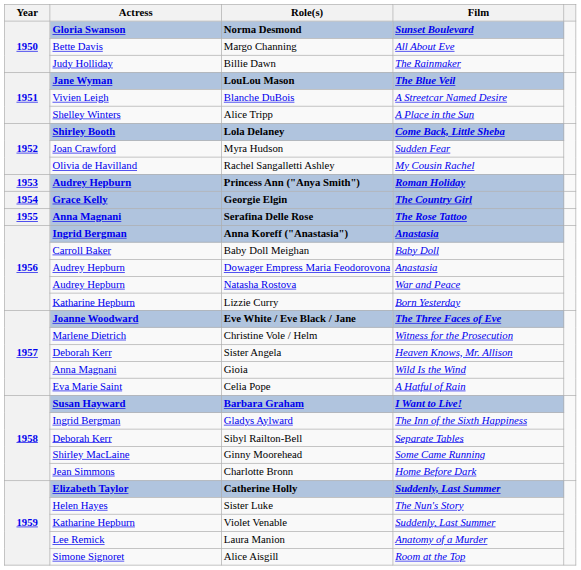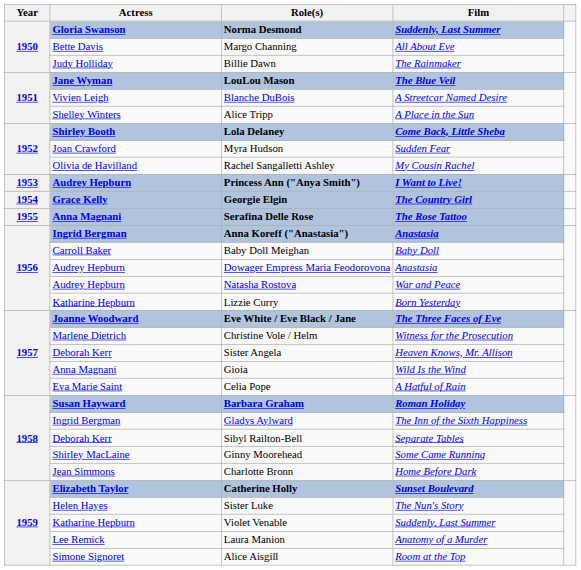(434, 30) Sunset Boulevard -> (448, 30) Suddenly, Last Summer
(430, 183) Roman Holiday -> (429, 183) I Want to Live!
(429, 404) I Want to Live! -> (430, 404) Roman Holiday
(448, 489) Suddenly, Last Summer -> (434, 489) Sunset Boulevard
